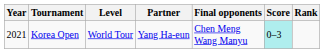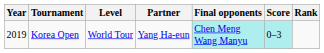(16, 34) 2021 -> (16, 34) 2019
(221, 34) no background -> (221, 34) paleturquoise background
